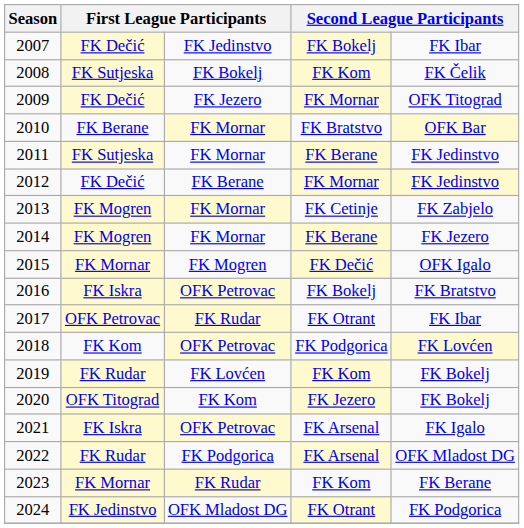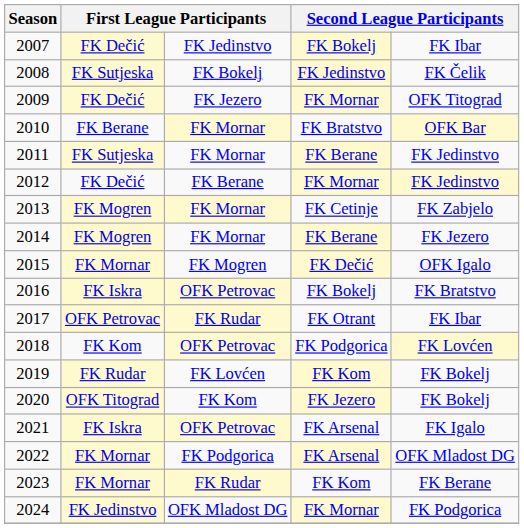(341, 73) FK Kom -> (341, 73) FK Jedinstvo
(113, 455) FK Rudar -> (113, 455) FK Mornar
(341, 510) FK Otrant -> (341, 510) FK Mornar
